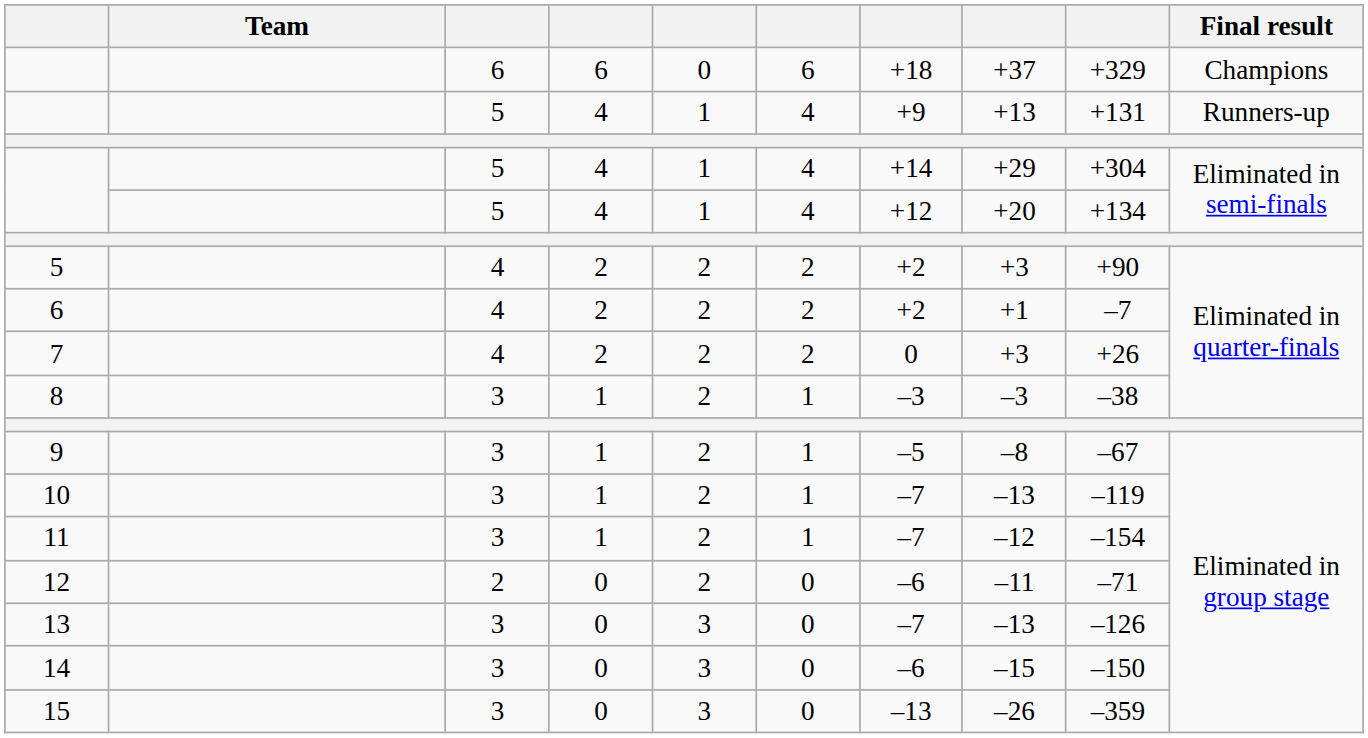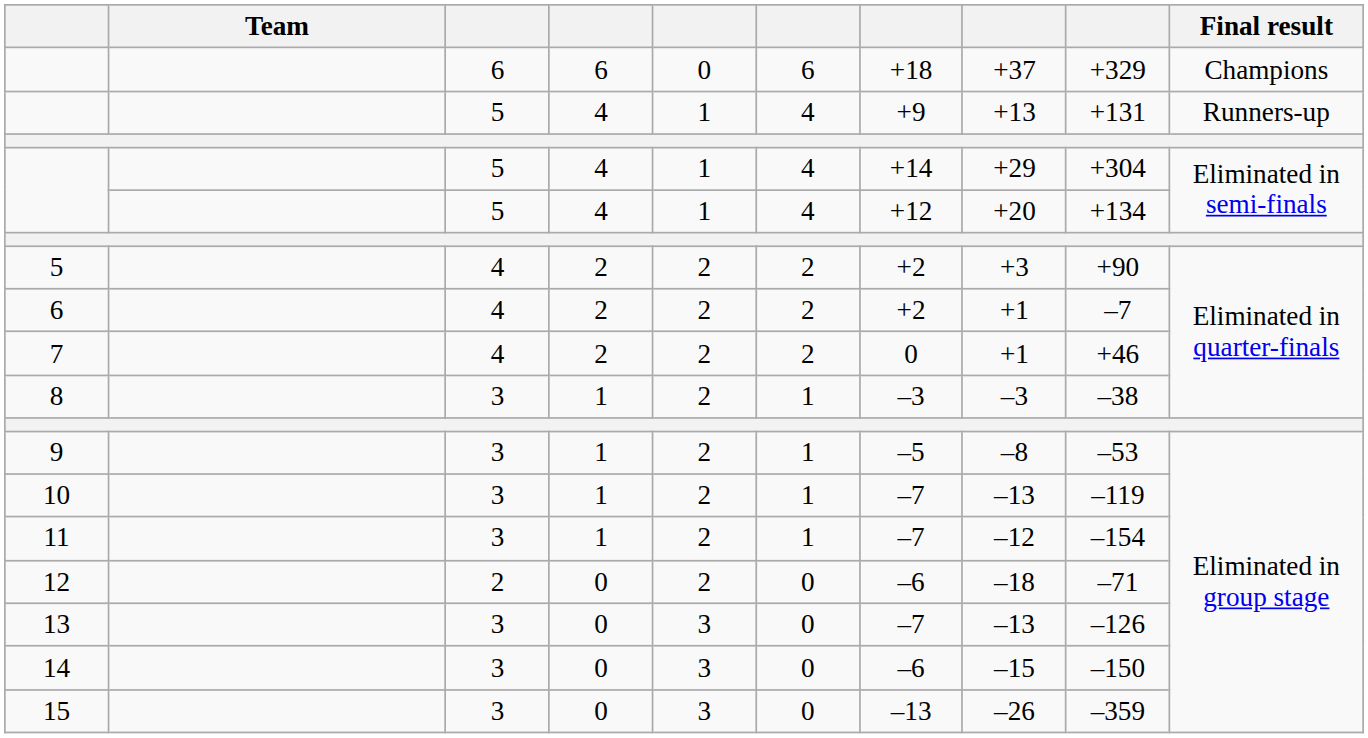(1014, 353) +3 -> (1014, 353) +1
(1118, 353) +26 -> (1118, 353) +46
(1118, 451) –67 -> (1118, 451) –53
(1014, 581) –11 -> (1014, 581) –18
